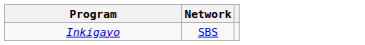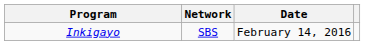+ column: (294, 14)
